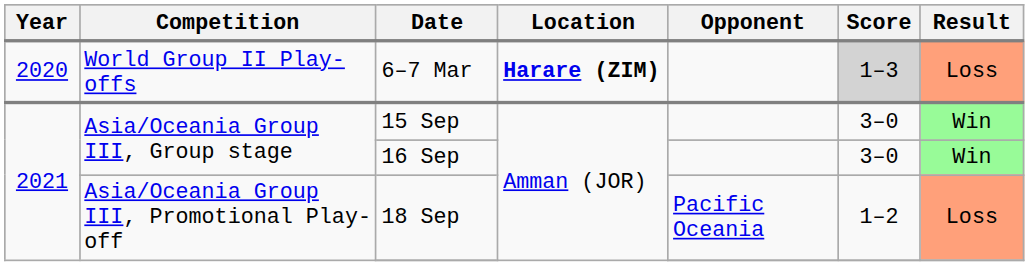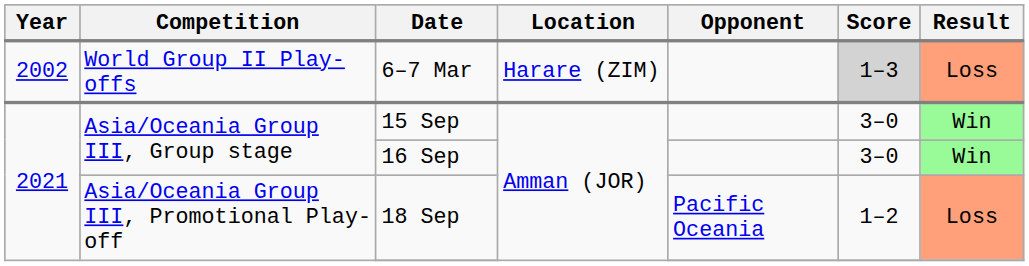(42, 72) 2020 -> (42, 72) 2002
(581, 72) bold -> (581, 72) normal
